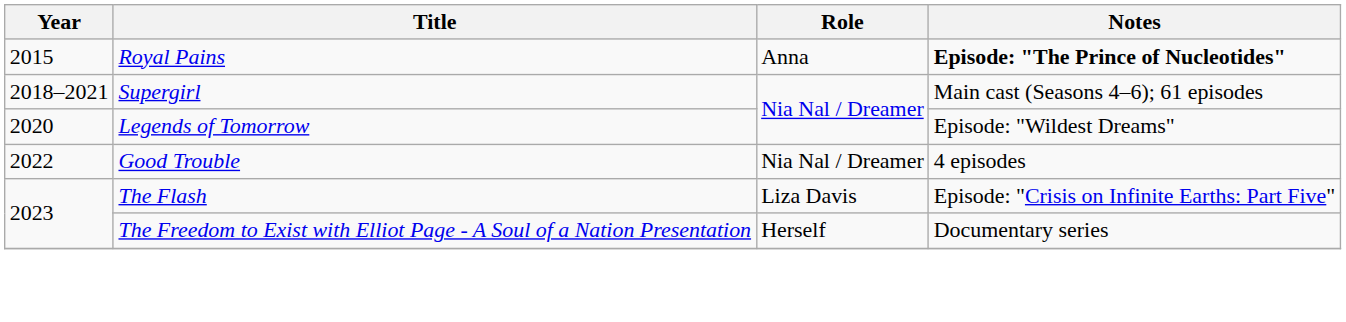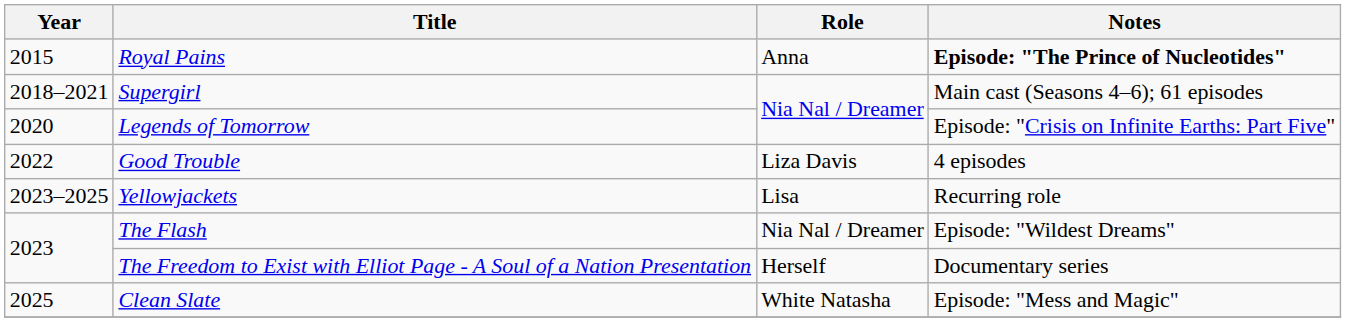(1054, 126) Episode: "Wildest Dreams" -> (1135, 126) Episode: "Crisis on Infinite Earths: Part Five"
(842, 160) Nia Nal / Dreamer -> (809, 160) Liza Davis
+ row: (178, 195)
(809, 195) Liza Davis -> (842, 230) Nia Nal / Dreamer
(1135, 195) Episode: "Crisis on Infinite Earths: Part Five" -> (1054, 230) Episode: "Wildest Dreams"
+ row: (169, 299)
